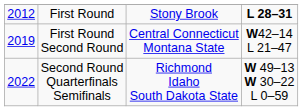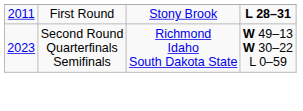(21, 14) 2012 -> (21, 14) 2011
- row: (82, 41)
(21, 82) 2022 -> (21, 48) 2023
